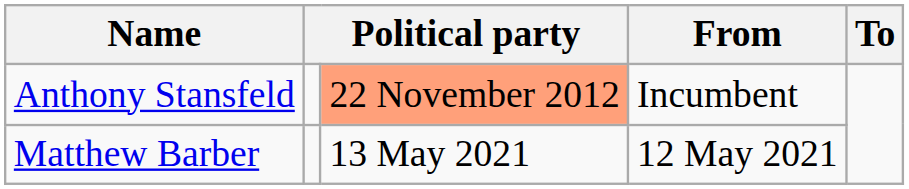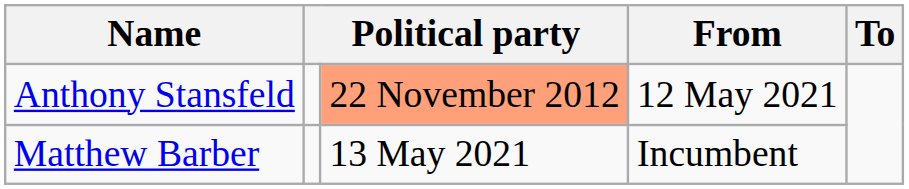(717, 93) Incumbent -> (737, 93) 12 May 2021
(737, 153) 12 May 2021 -> (717, 153) Incumbent
